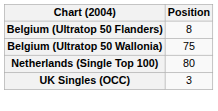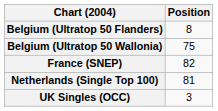+ row: (85, 64)
(189, 64) 80 -> (189, 81) 81
